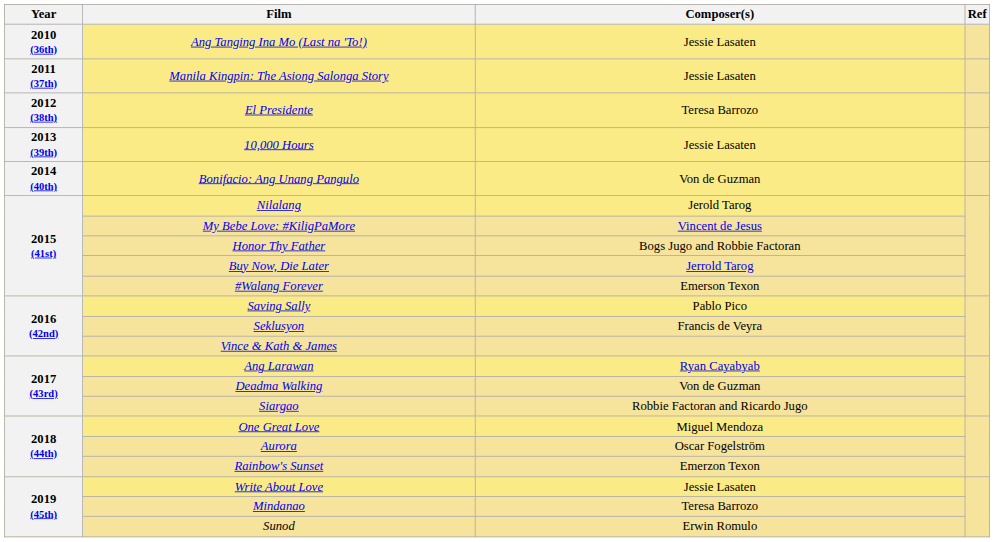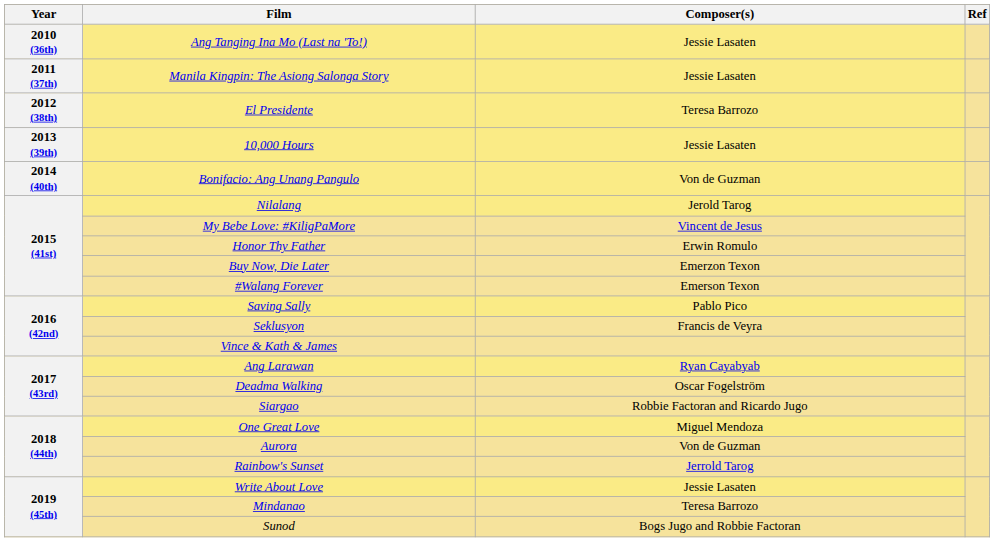(720, 245) Bogs Jugo and Robbie Factoran -> (720, 245) Erwin Romulo
(720, 266) Jerrold Tarog -> (720, 266) Emerzon Texon
(720, 386) Von de Guzman -> (720, 386) Oscar Fogelström
(720, 446) Oscar Fogelström -> (720, 446) Von de Guzman
(720, 466) Emerzon Texon -> (720, 466) Jerrold Tarog
(720, 526) Erwin Romulo -> (720, 526) Bogs Jugo and Robbie Factoran
